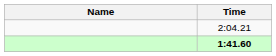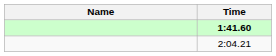rows swapped: (234, 43) <-> (234, 28)
